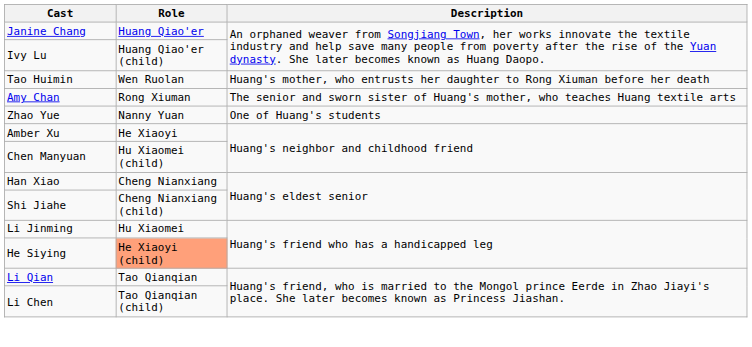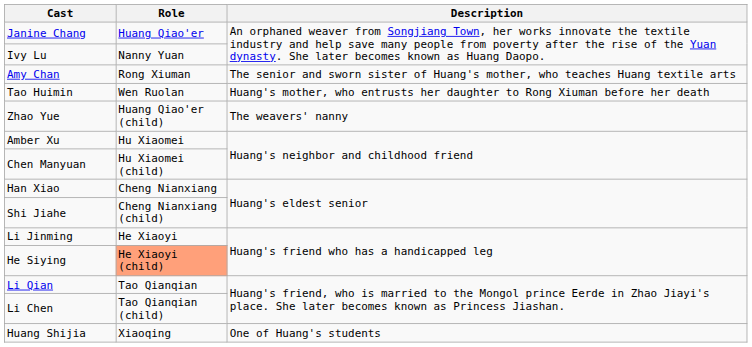(161, 55) Huang Qiao'er (child) -> (151, 54) Nanny Yuan
rows swapped: (40, 79) <-> (33, 97)
(151, 115) Nanny Yuan -> (161, 116) Huang Qiao'er (child)
(305, 115) One of Huang's students -> (289, 116) The weavers' nanny
(148, 133) He Xiaoyi -> (151, 140) Hu Xiaomei
(151, 229) Hu Xiaomei -> (148, 236) He Xiaoyi
+ row: (46, 333)
